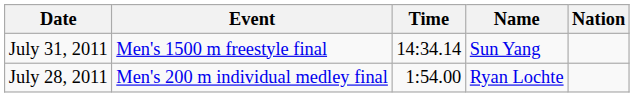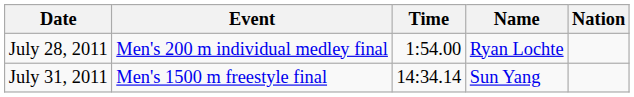rows swapped: (58, 77) <-> (58, 48)
